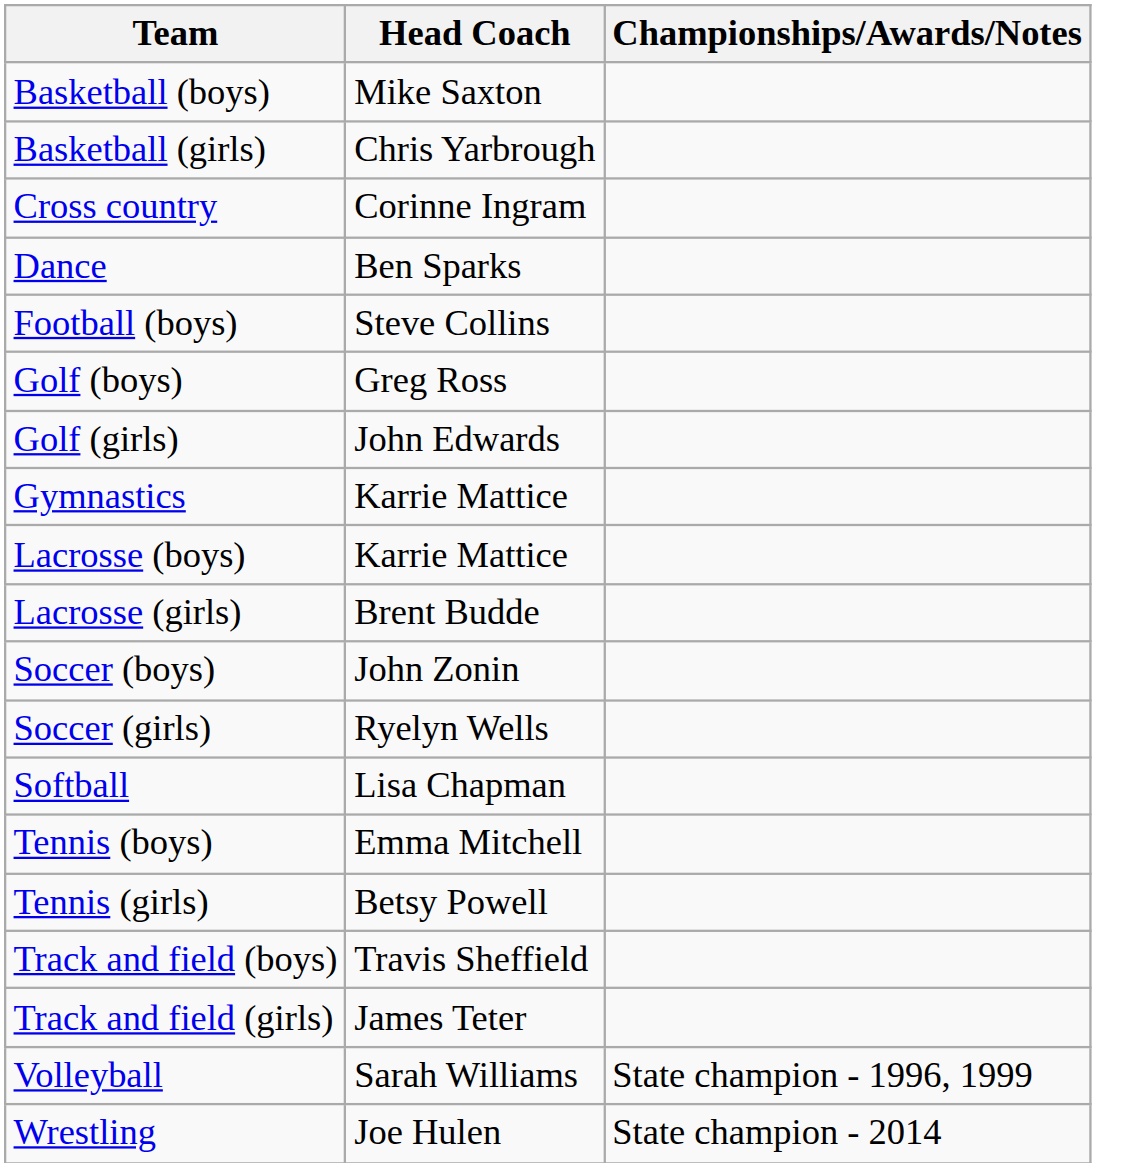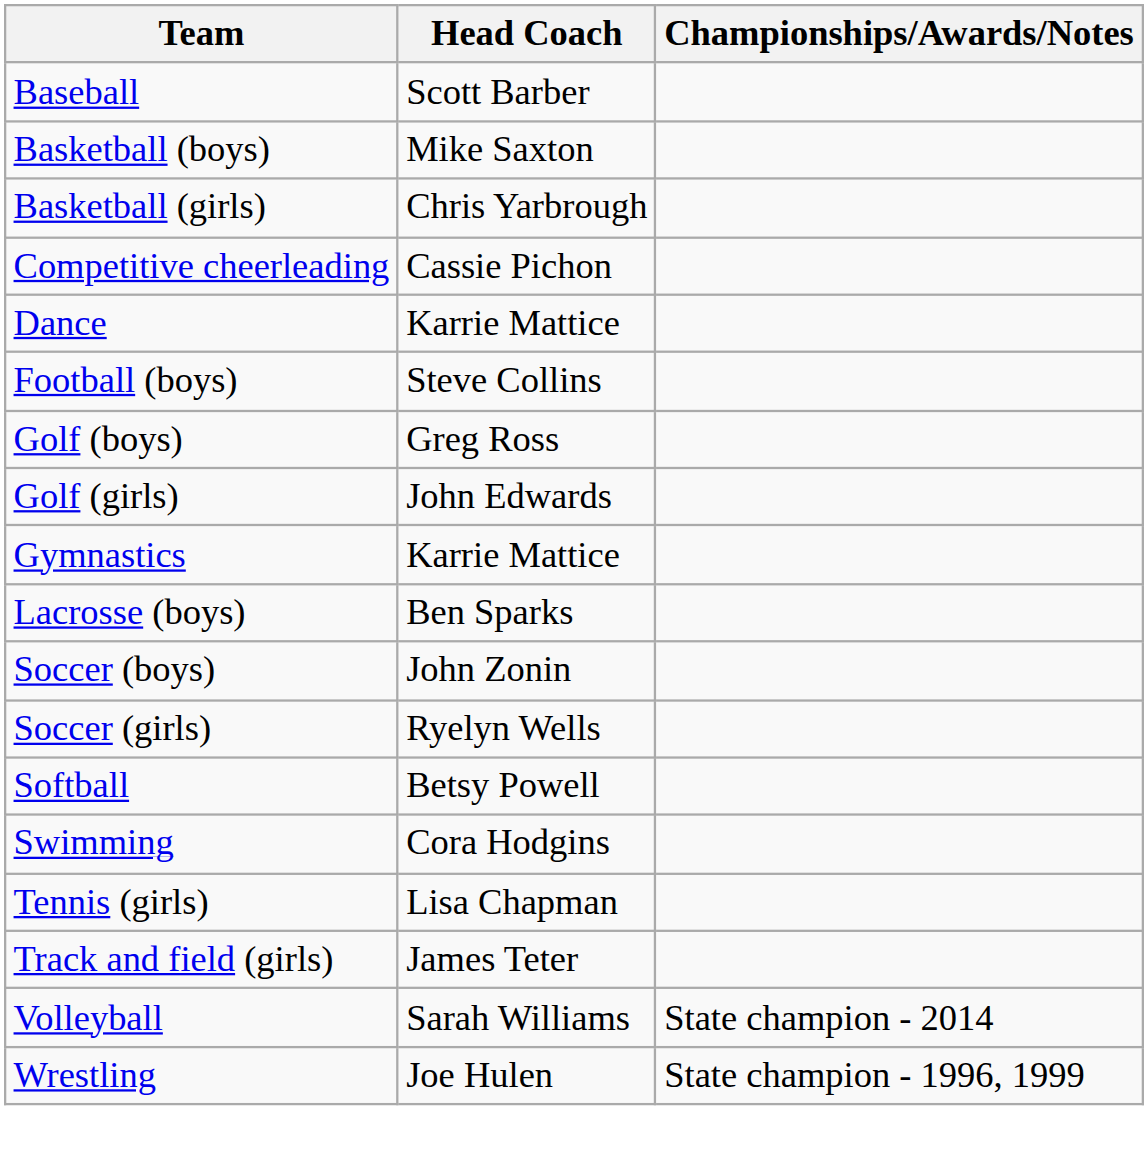+ row: (76, 91)
- row: (115, 206)
+ row: (201, 264)
(438, 264) Ben Sparks -> (513, 322) Karrie Mattice
(461, 554) Karrie Mattice -> (490, 611) Ben Sparks
- row: (128, 611)
(460, 785) Lisa Chapman -> (503, 785) Betsy Powell
+ row: (94, 843)
- row: (113, 843)
(451, 901) Betsy Powell -> (512, 901) Lisa Chapman
- row: (175, 959)
(823, 1074) State champion - 1996, 1999 -> (829, 1016) State champion - 2014
(777, 1132) State champion - 2014 -> (874, 1074) State champion - 1996, 1999
